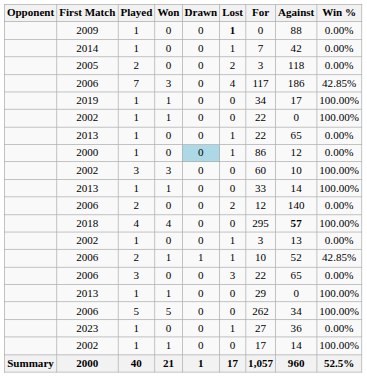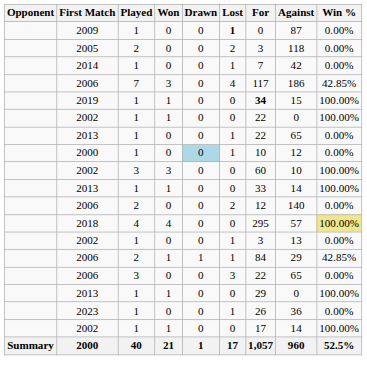(296, 30) 88 -> (296, 30) 87
rows swapped: (87, 48) <-> (87, 65)
(261, 100) normal -> (261, 100) bold
(296, 100) 17 -> (296, 100) 15
(261, 153) 86 -> (261, 153) 10
(296, 223) bold -> (296, 223) normal
(339, 223) no background -> (339, 223) khaki background
(261, 258) 10 -> (261, 258) 84
(296, 258) 52 -> (296, 258) 29
- row: (87, 310)
(261, 328) 27 -> (261, 310) 26
